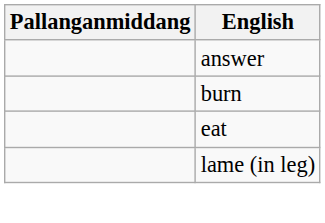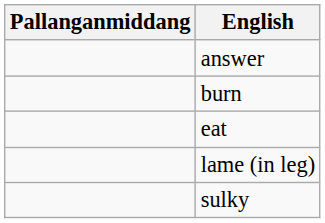+ row: (225, 199)
